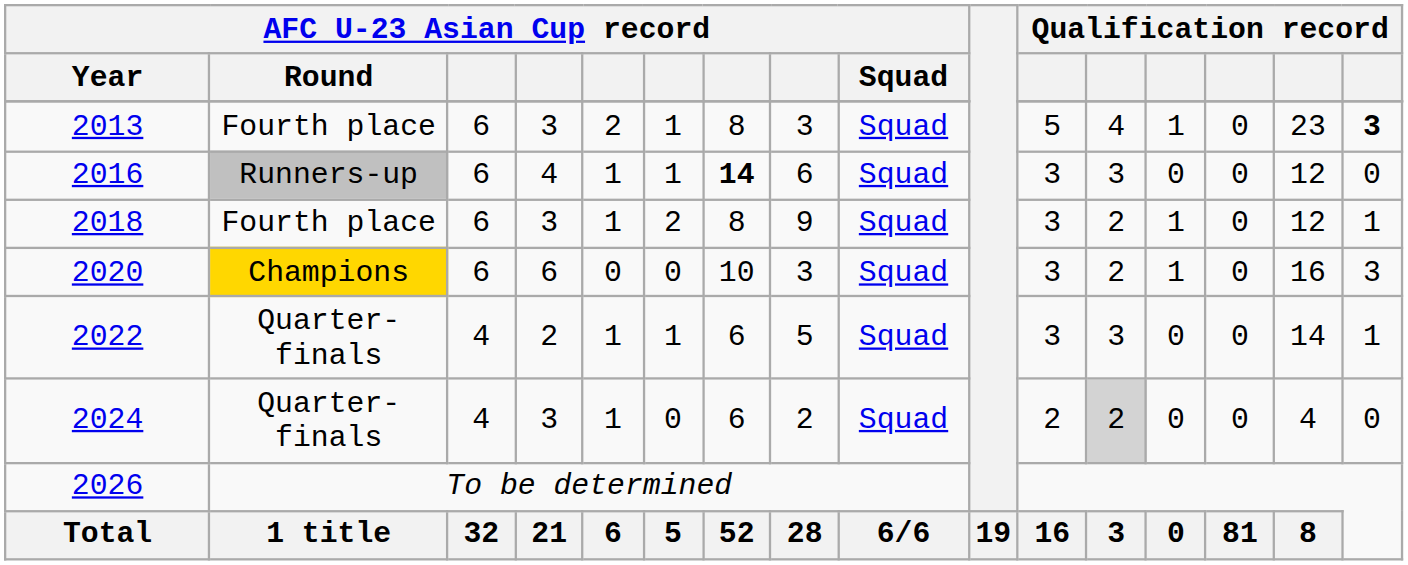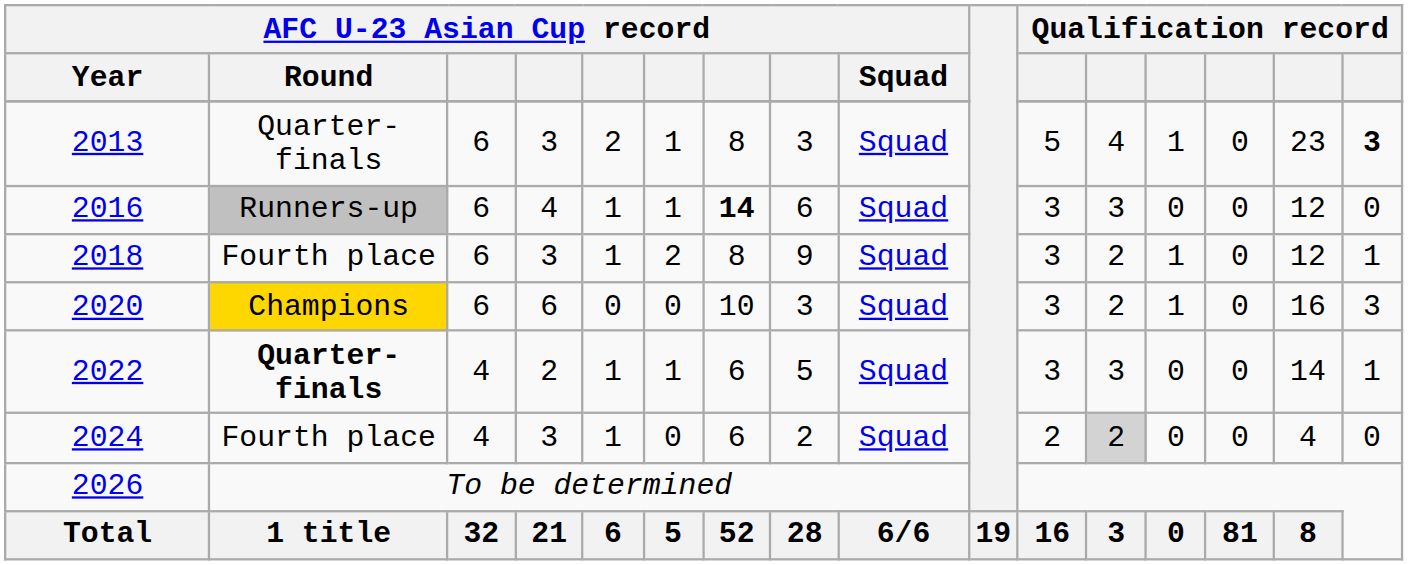(329, 126) Fourth place -> (329, 144) Quarter-finals
(329, 338) normal -> (329, 372) bold
(329, 421) Quarter-finals -> (329, 438) Fourth place
